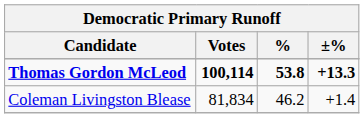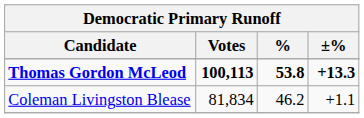(227, 72) 100,114 -> (227, 72) 100,113
(340, 99) +1.4 -> (340, 99) +1.1
